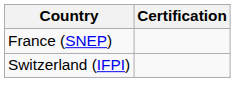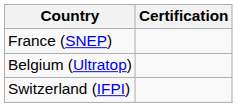+ row: (70, 65)
